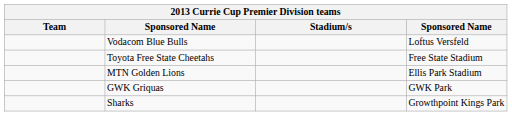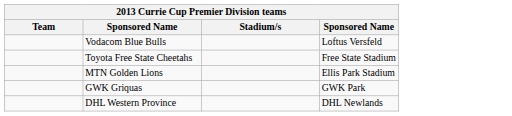- row: (120, 103)
+ row: (131, 103)
